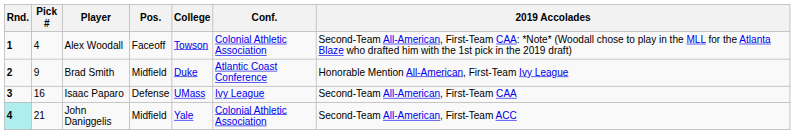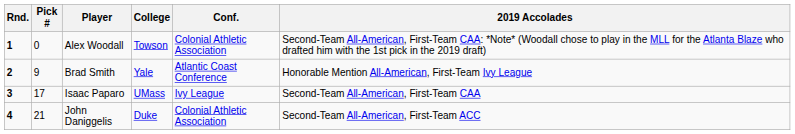- column: (151, 18)
(36, 45) 4 -> (36, 45) 0
(186, 72) Duke -> (143, 72) Yale
(39, 94) 16 -> (39, 94) 17
(9, 116) paleturquoise background -> (9, 116) no background
(184, 116) Yale -> (145, 116) Duke
